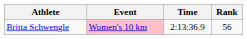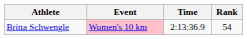(227, 27) 56 -> (227, 27) 54
